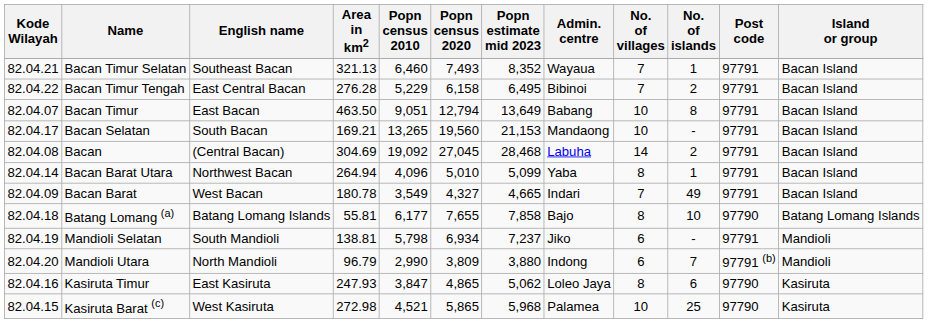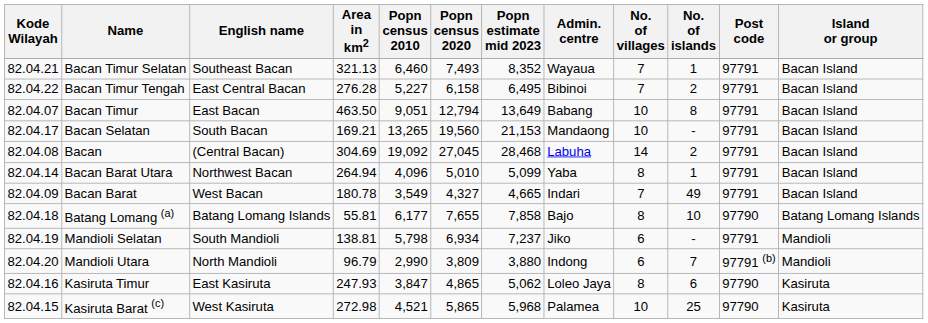(411, 89) 5,229 -> (411, 89) 5,227
